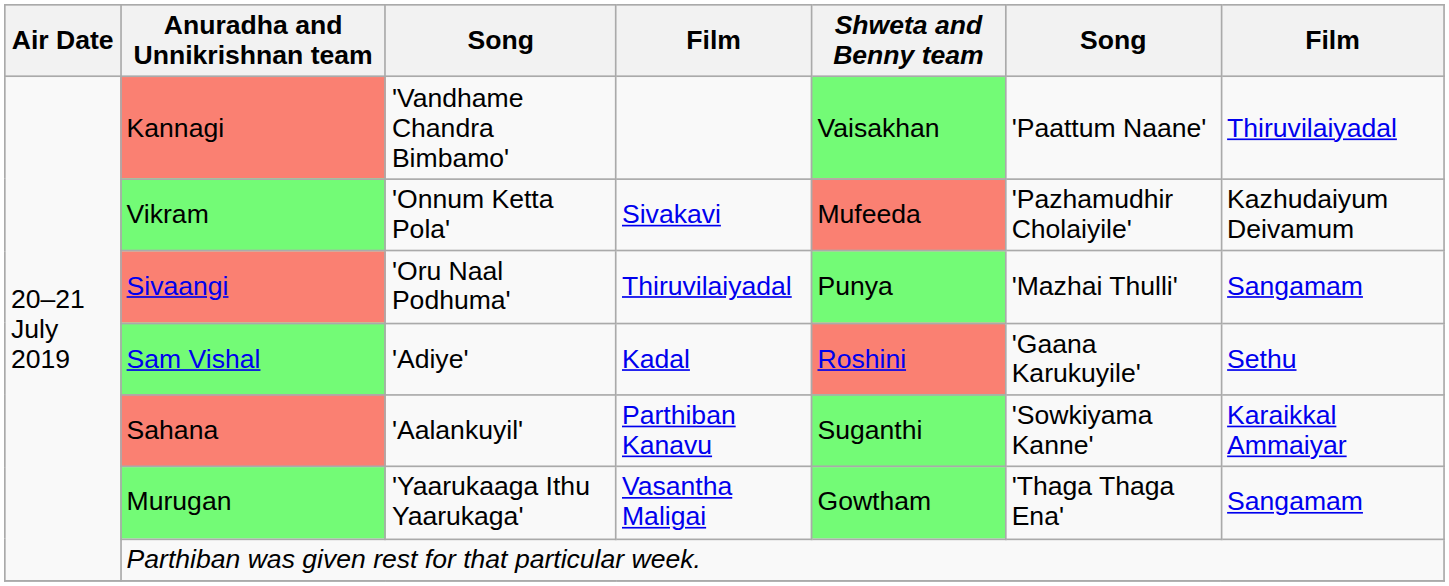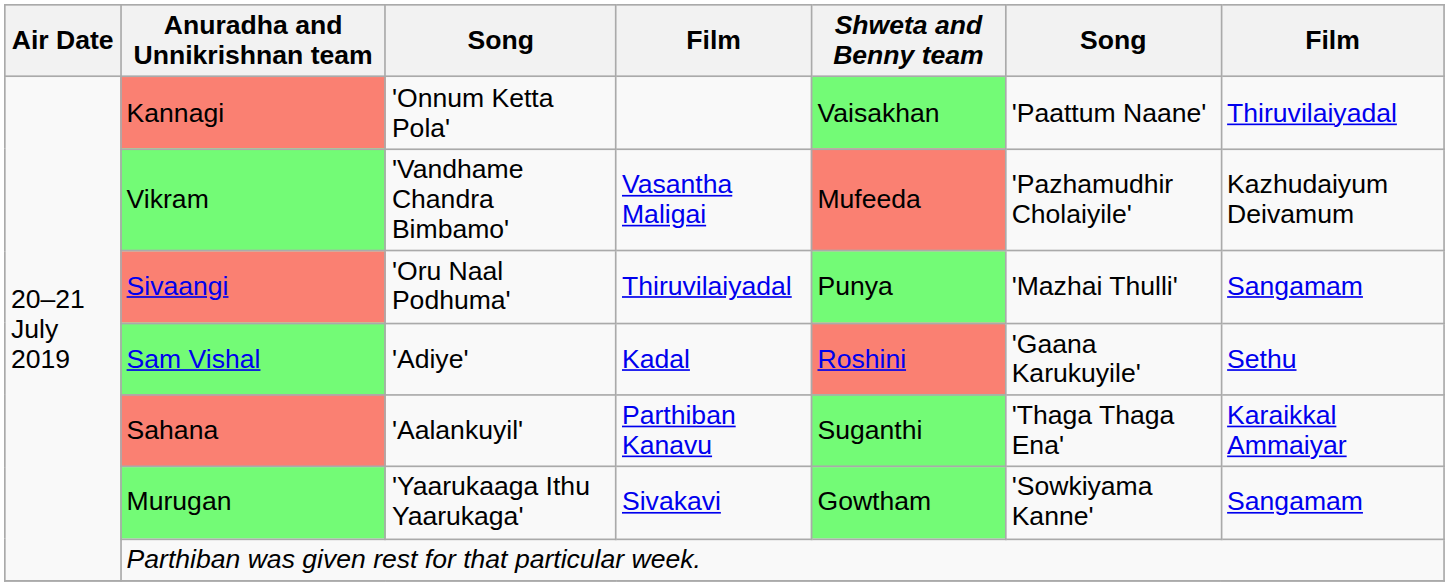(458, 127) 'Vandhame Chandra Bimbamo' -> (473, 112) 'Onnum Ketta Pola'
(473, 214) 'Onnum Ketta Pola' -> (458, 199) 'Vandhame Chandra Bimbamo'
(671, 214) Sivakavi -> (677, 199) Vasantha Maligai
(1082, 430) 'Sowkiyama Kanne' -> (1093, 430) 'Thaga Thaga Ena'
(677, 502) Vasantha Maligai -> (671, 502) Sivakavi
(1093, 502) 'Thaga Thaga Ena' -> (1082, 502) 'Sowkiyama Kanne'
